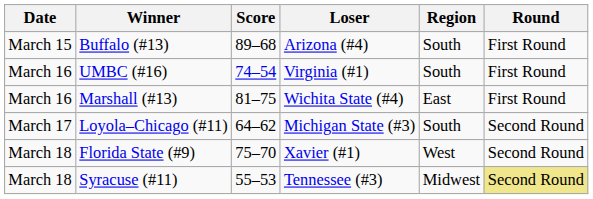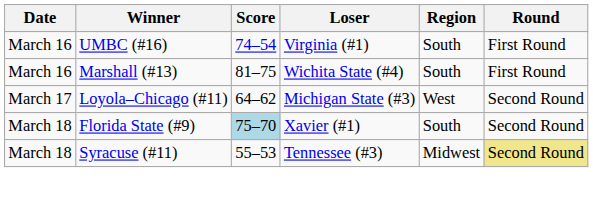- row: (124, 45)
(437, 99) East -> (442, 72) South
(442, 126) South -> (439, 99) West
(256, 153) no background -> (256, 126) lightblue background
(439, 153) West -> (442, 126) South
